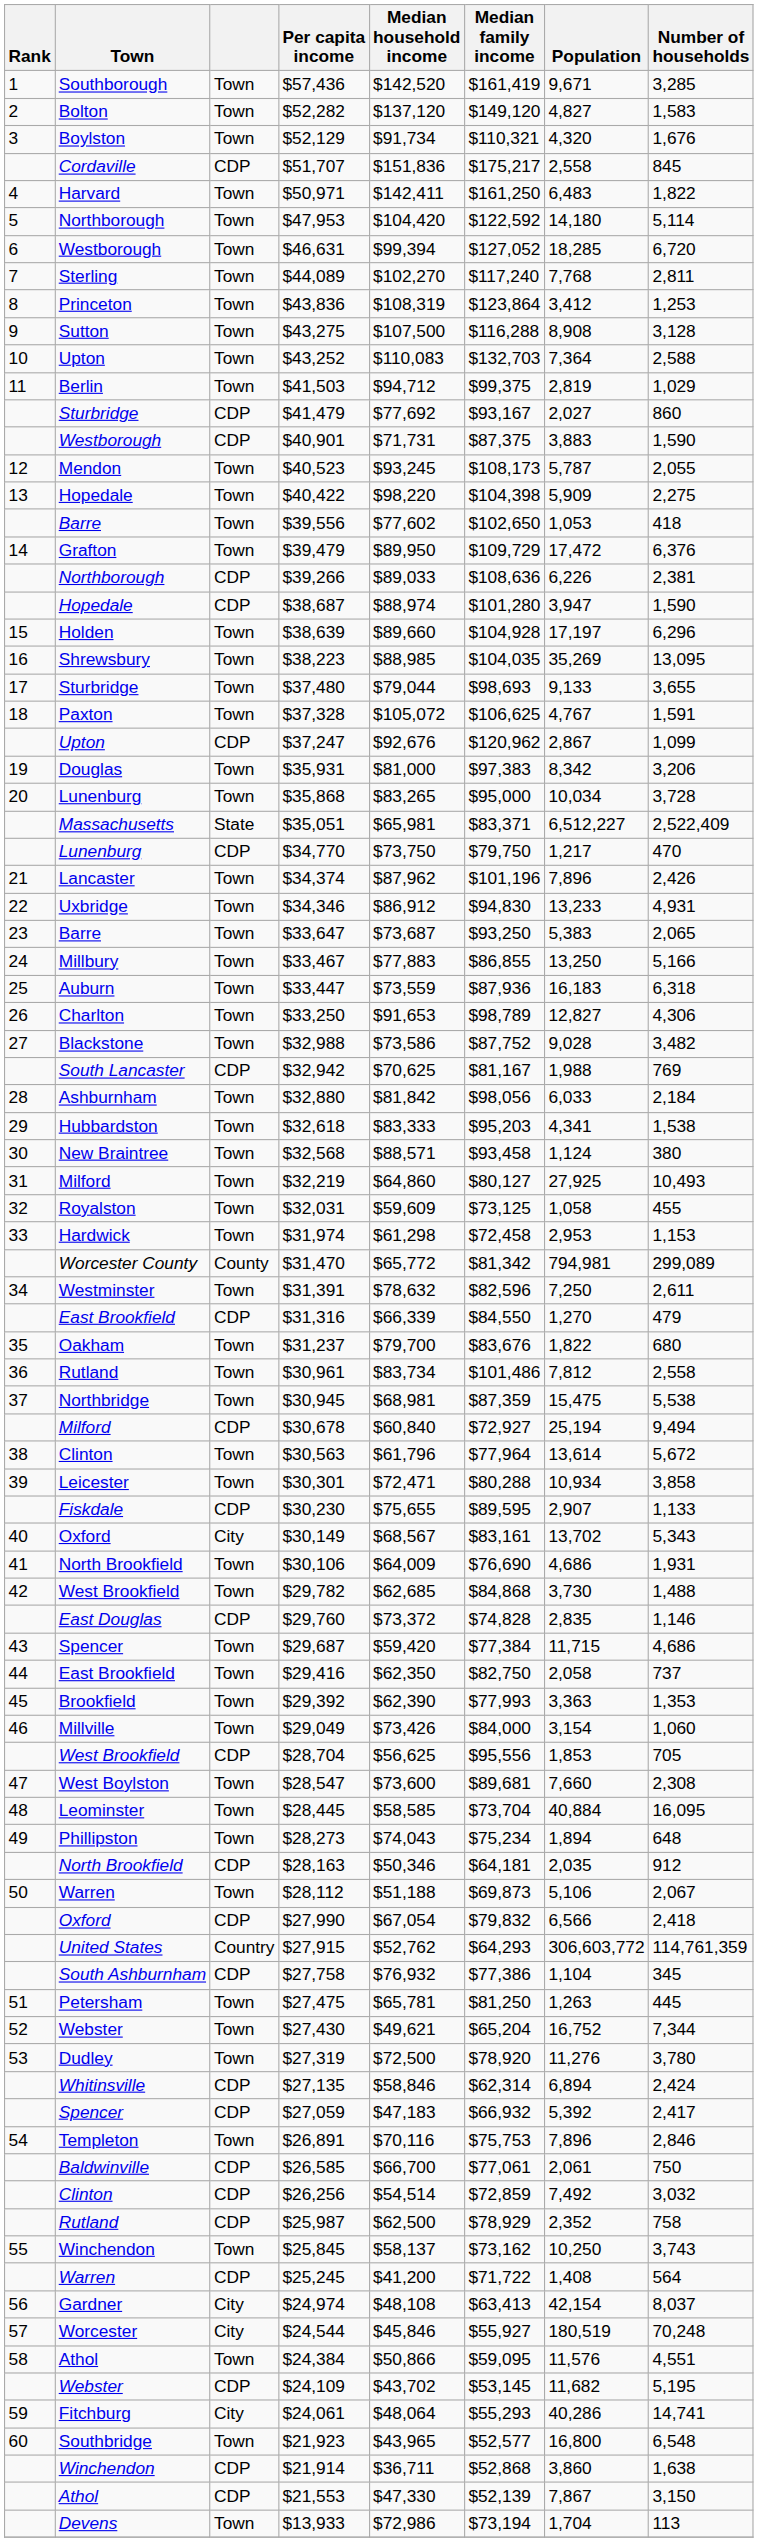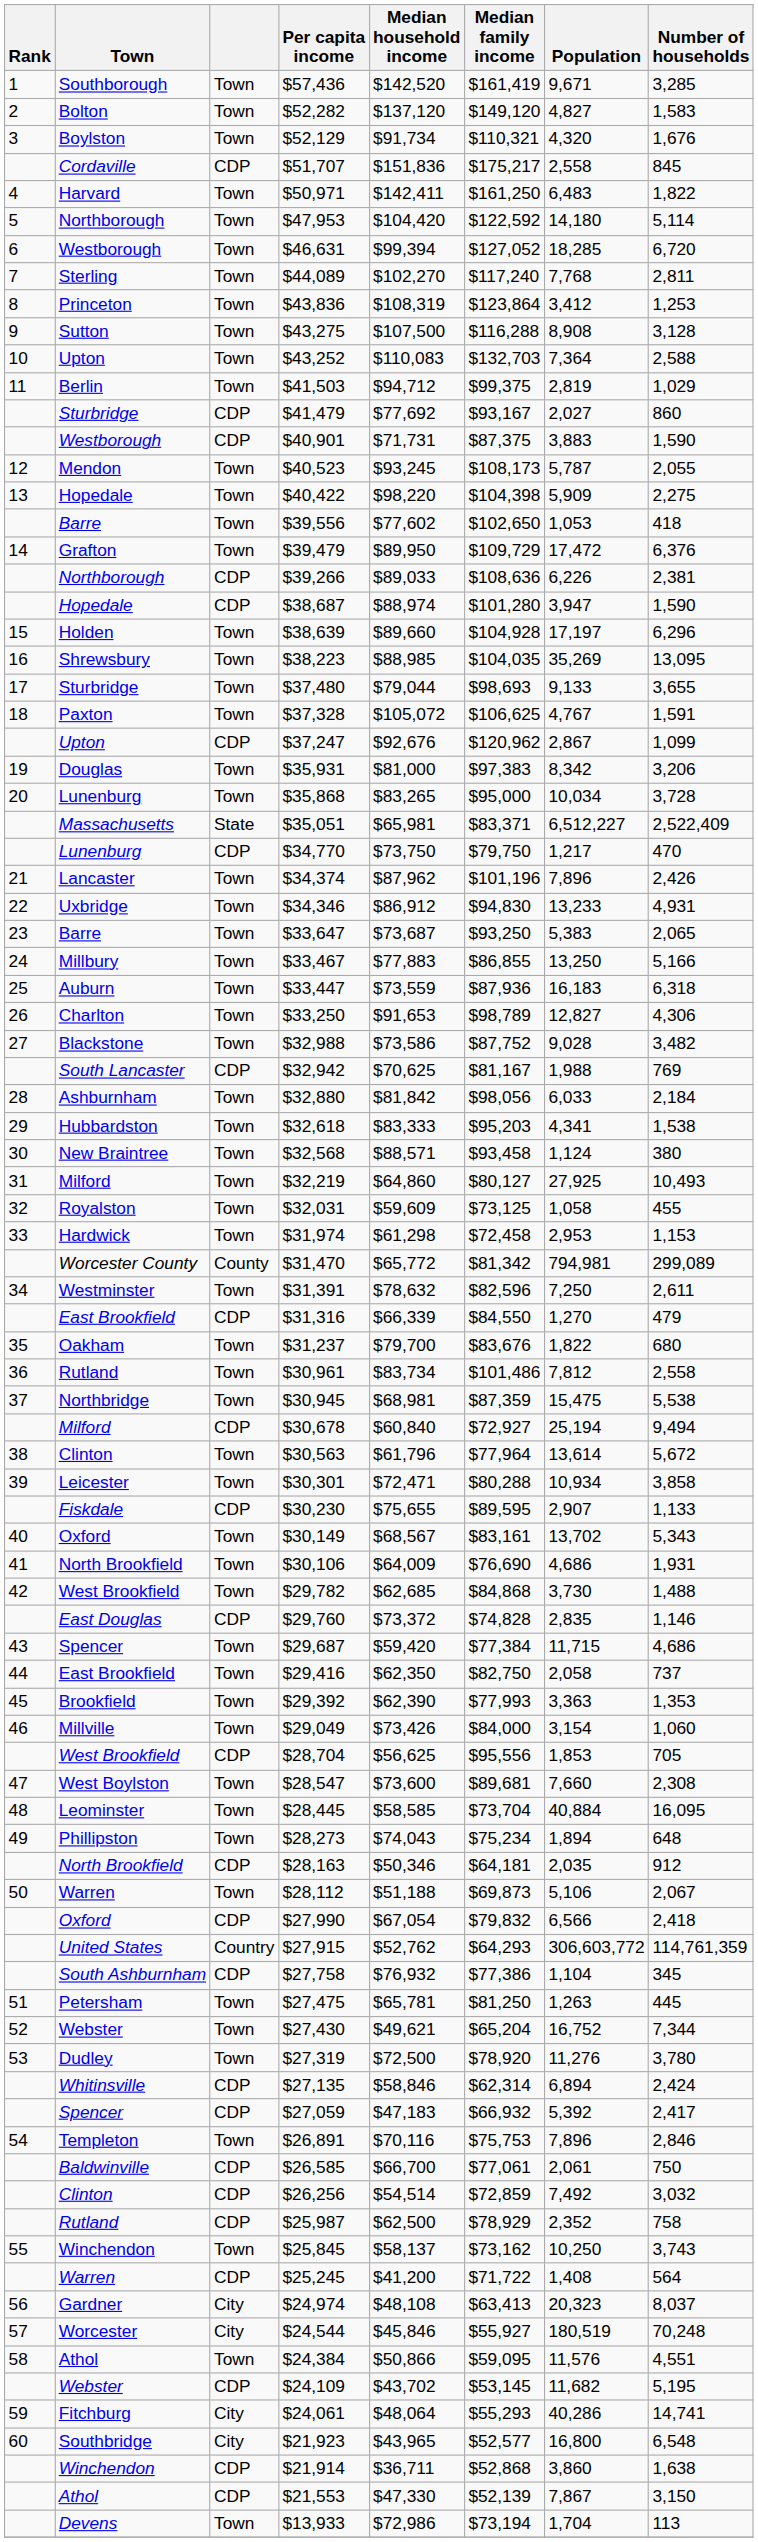(229, 1536) City -> (234, 1536) Town
(575, 2304) 42,154 -> (575, 2304) 20,323
(234, 2441) Town -> (229, 2441) City
